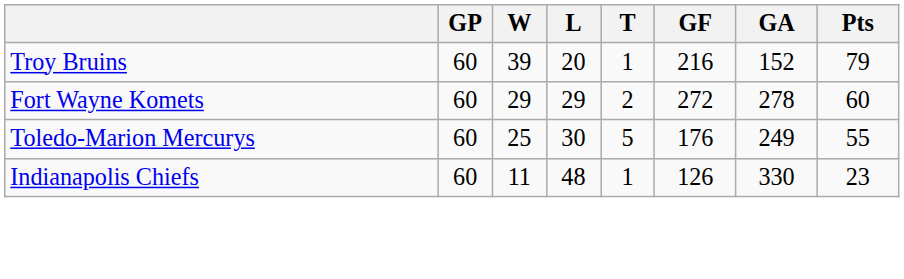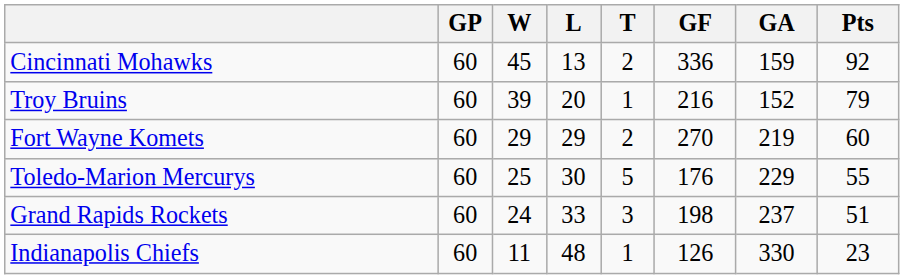+ row: (111, 61)
(695, 100) 272 -> (695, 138) 270
(777, 100) 278 -> (777, 138) 219
(777, 138) 249 -> (777, 176) 229
+ row: (119, 215)
